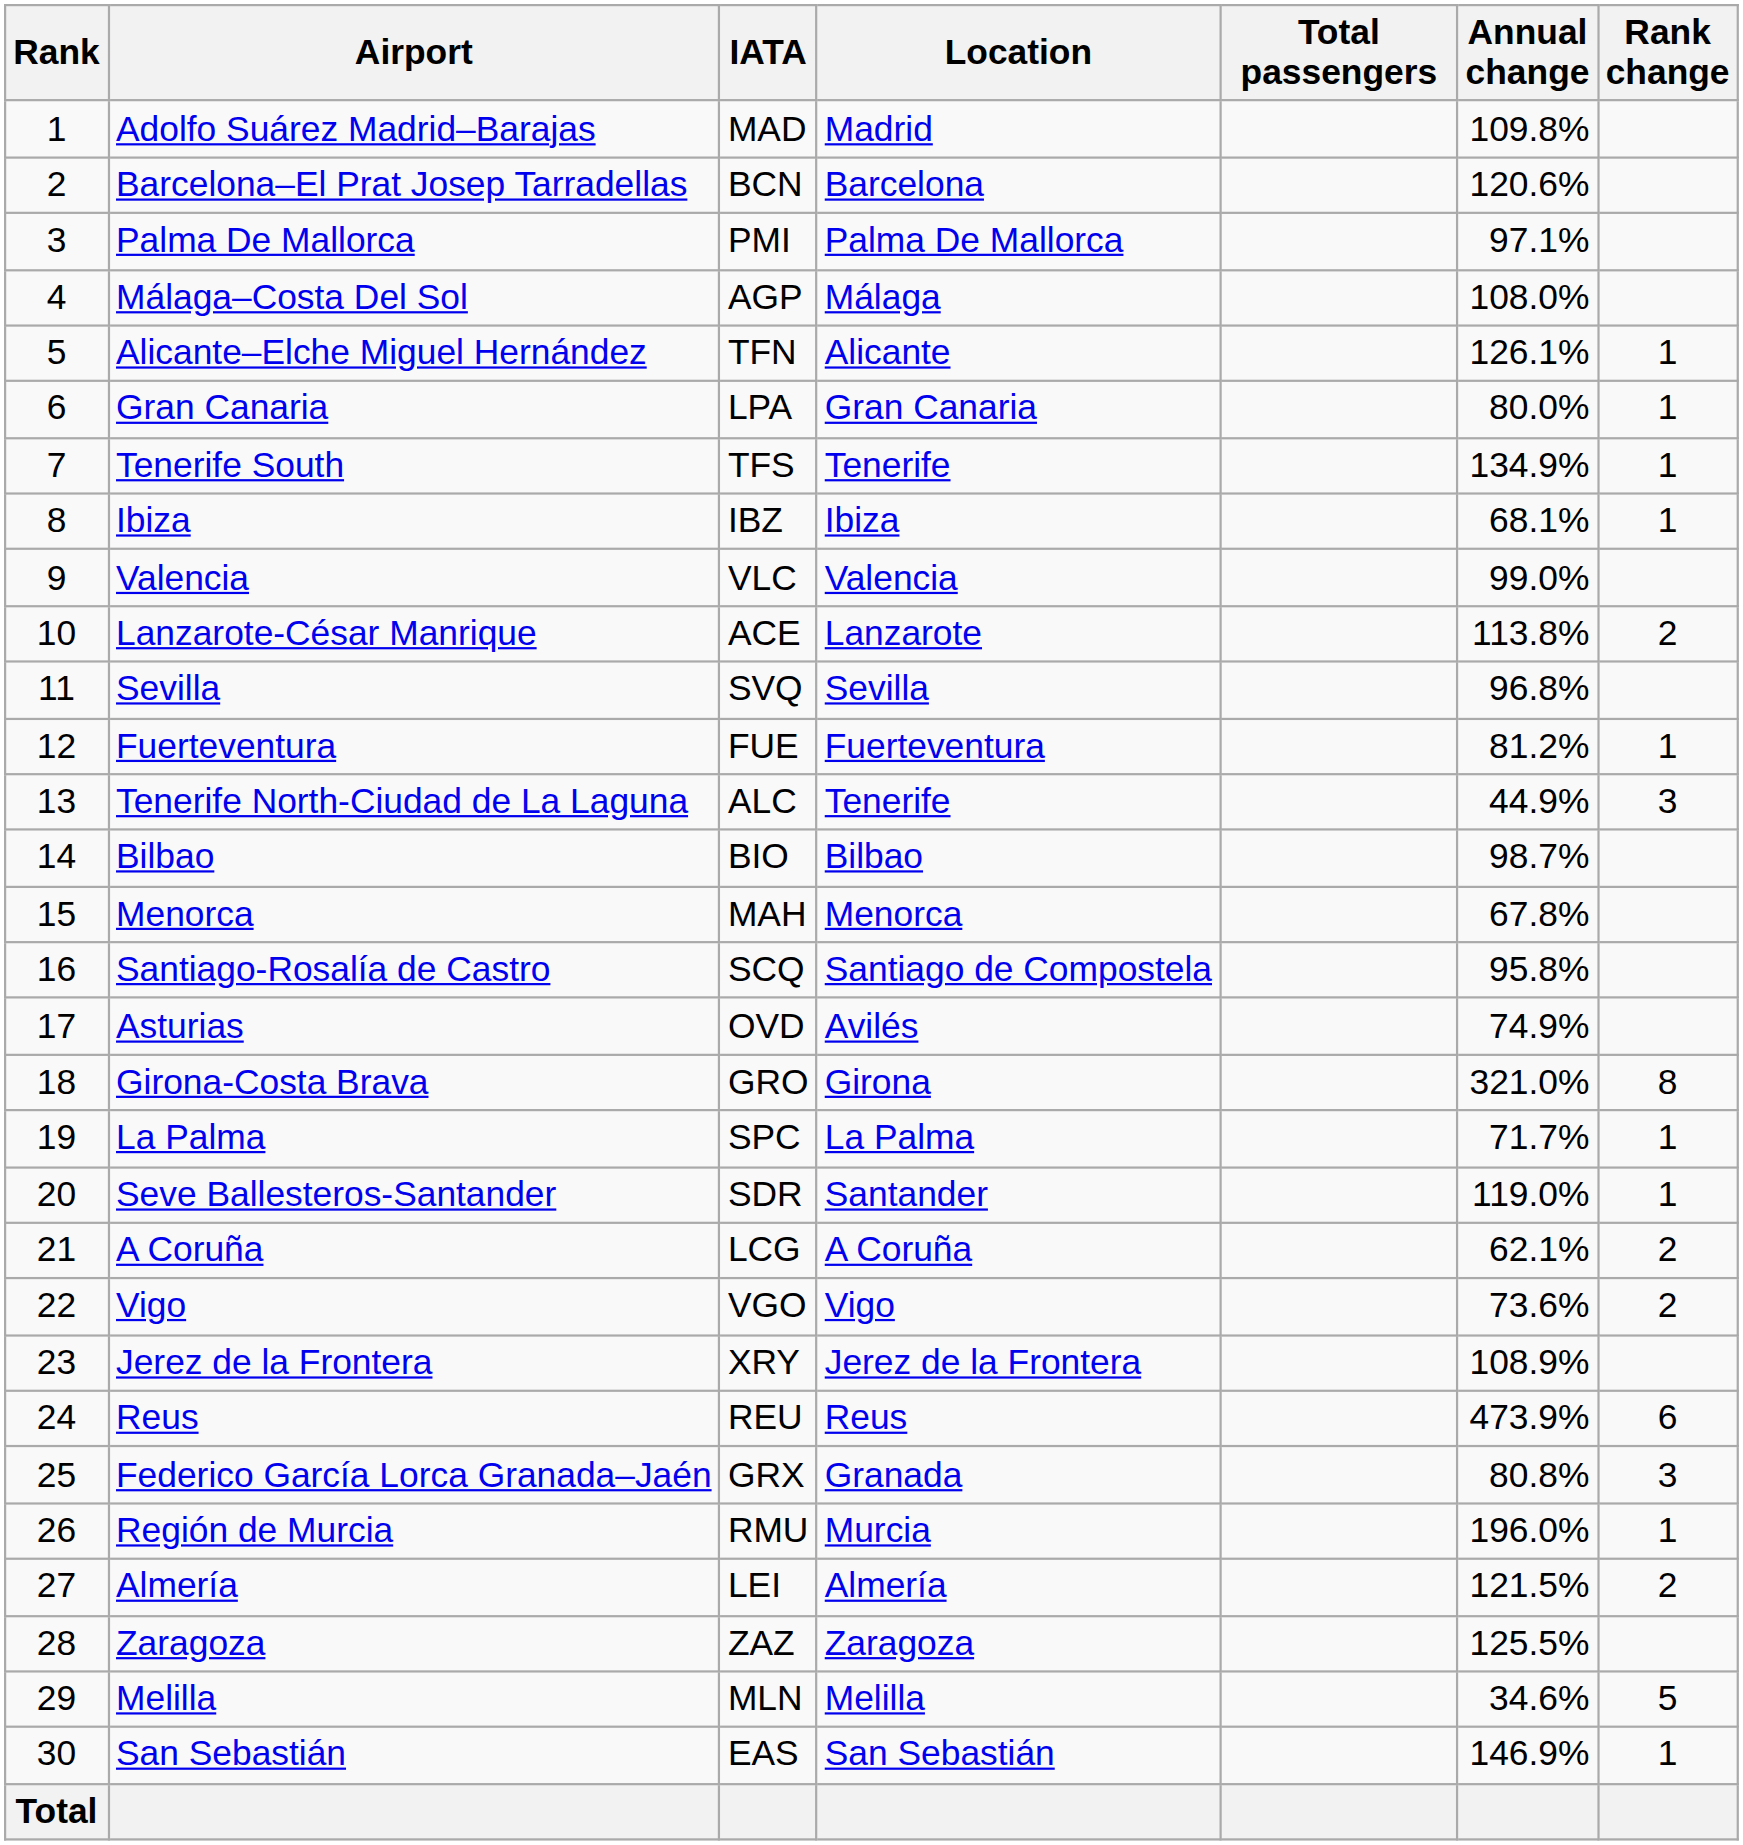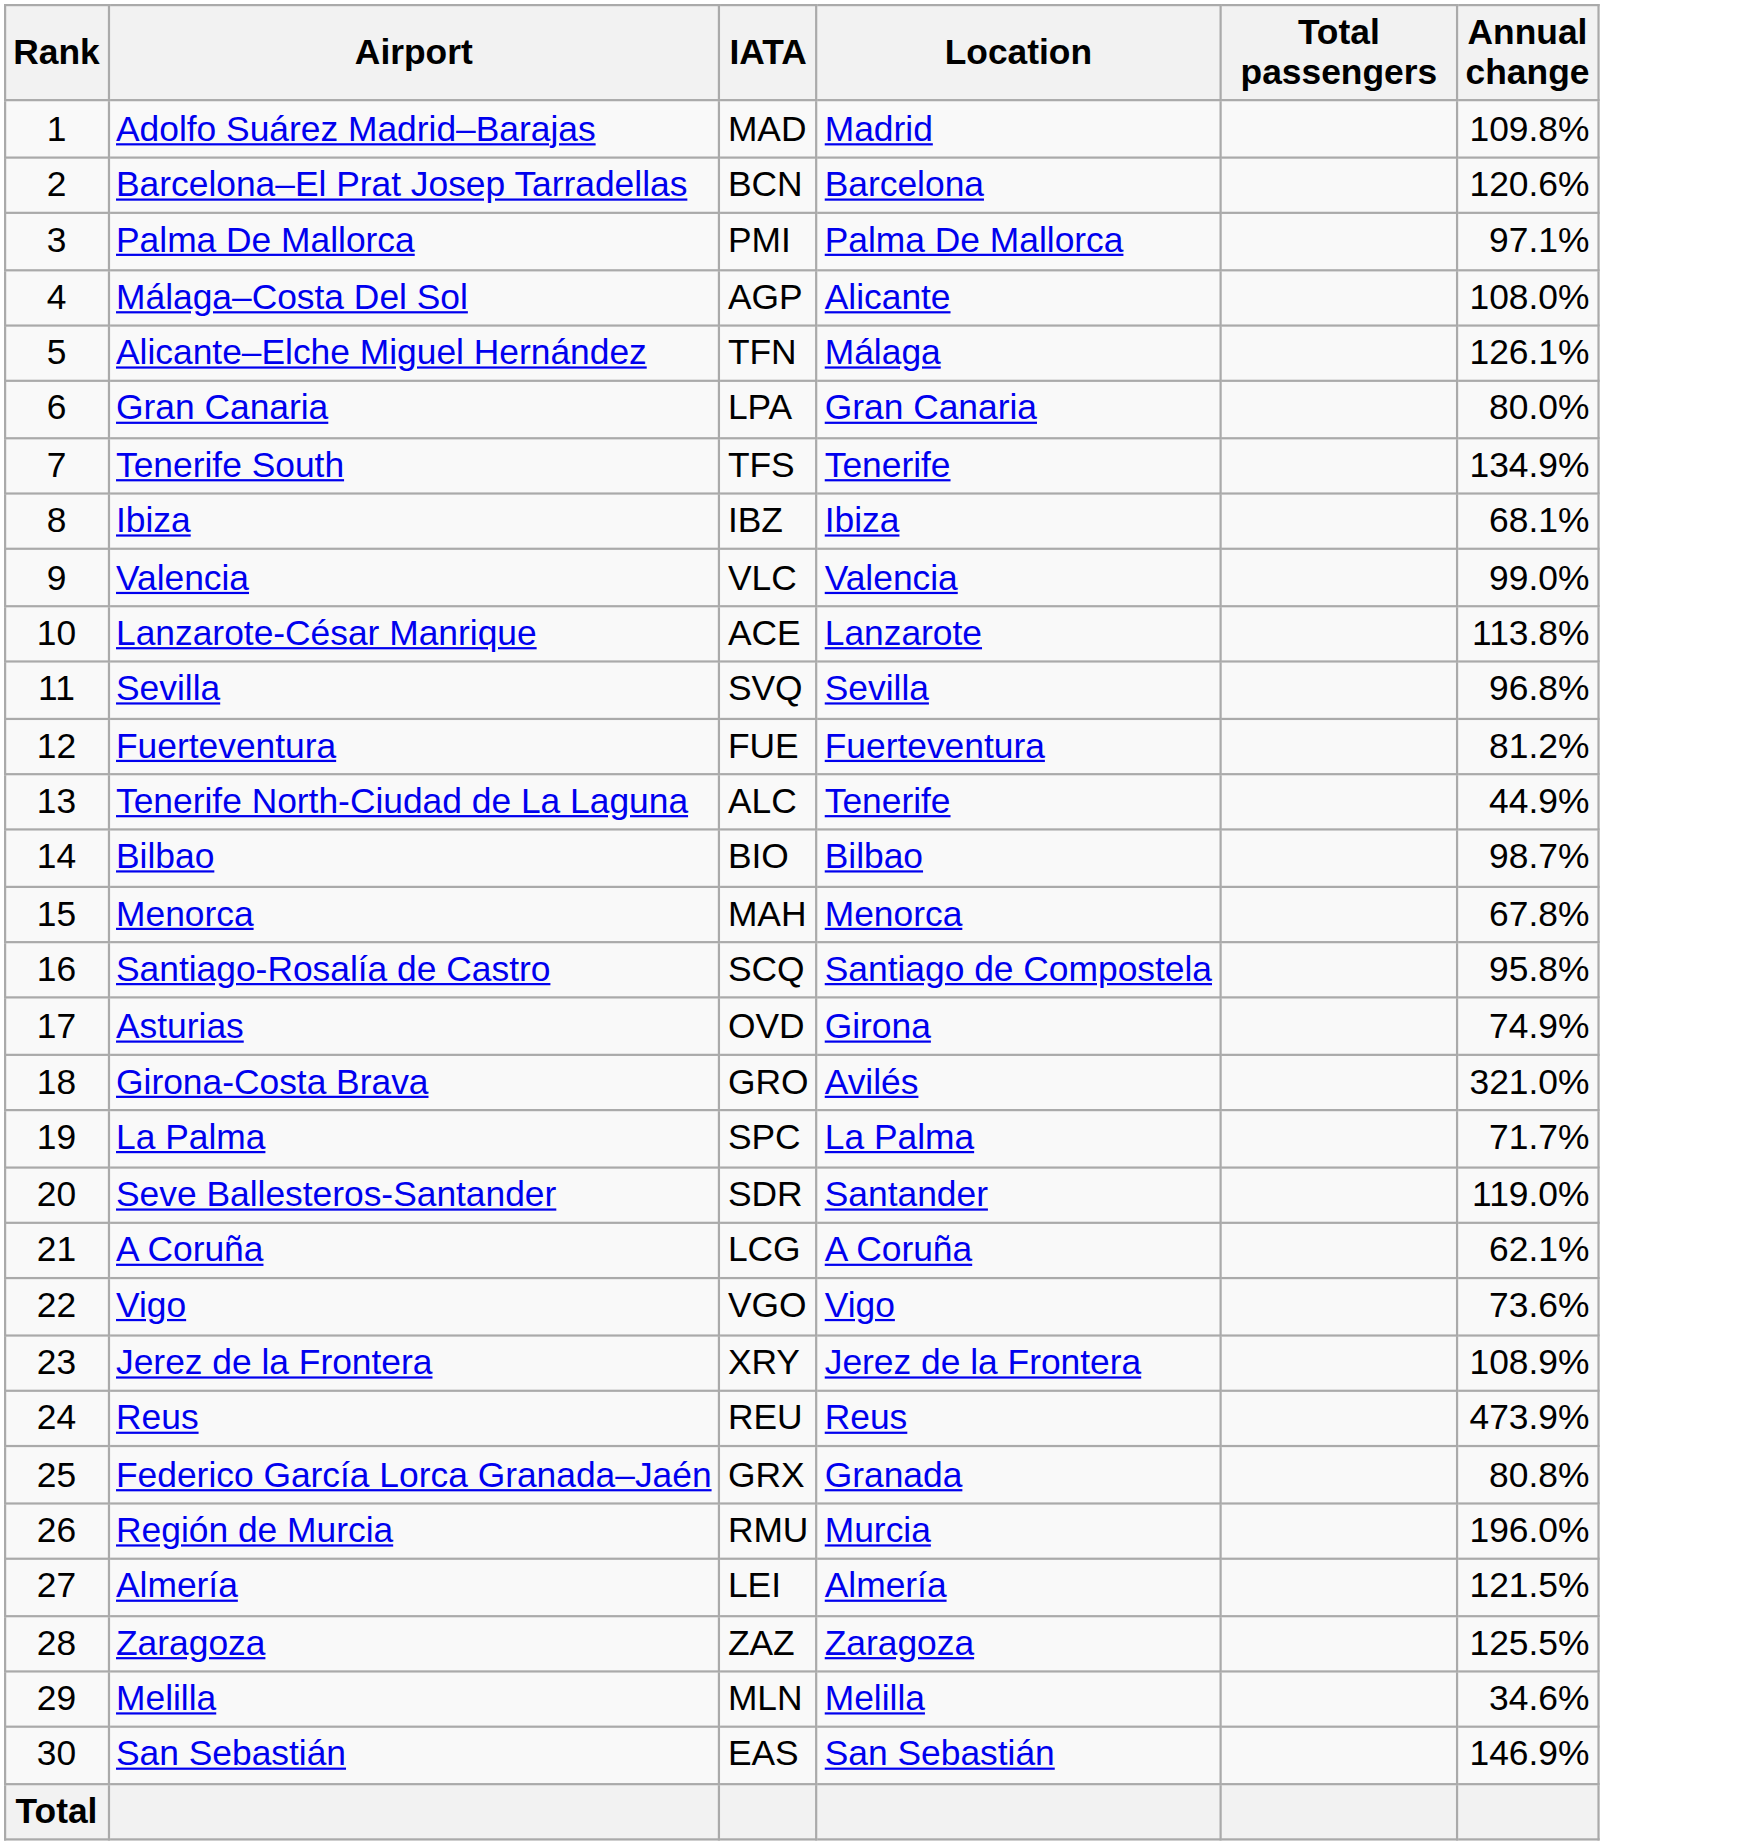- column: (1668, 52)
(883, 296) Málaga -> (888, 296) Alicante
(888, 352) Alicante -> (883, 352) Málaga
(872, 1025) Avilés -> (878, 1025) Girona
(878, 1081) Girona -> (872, 1081) Avilés
